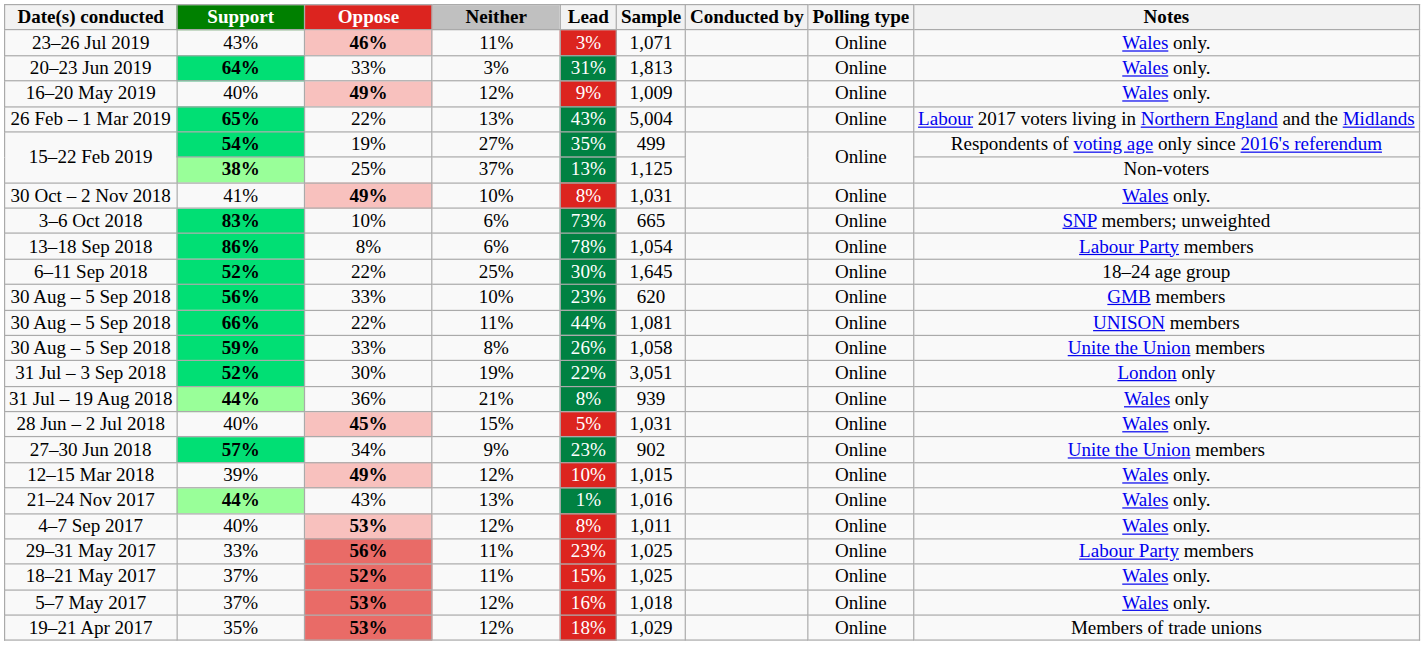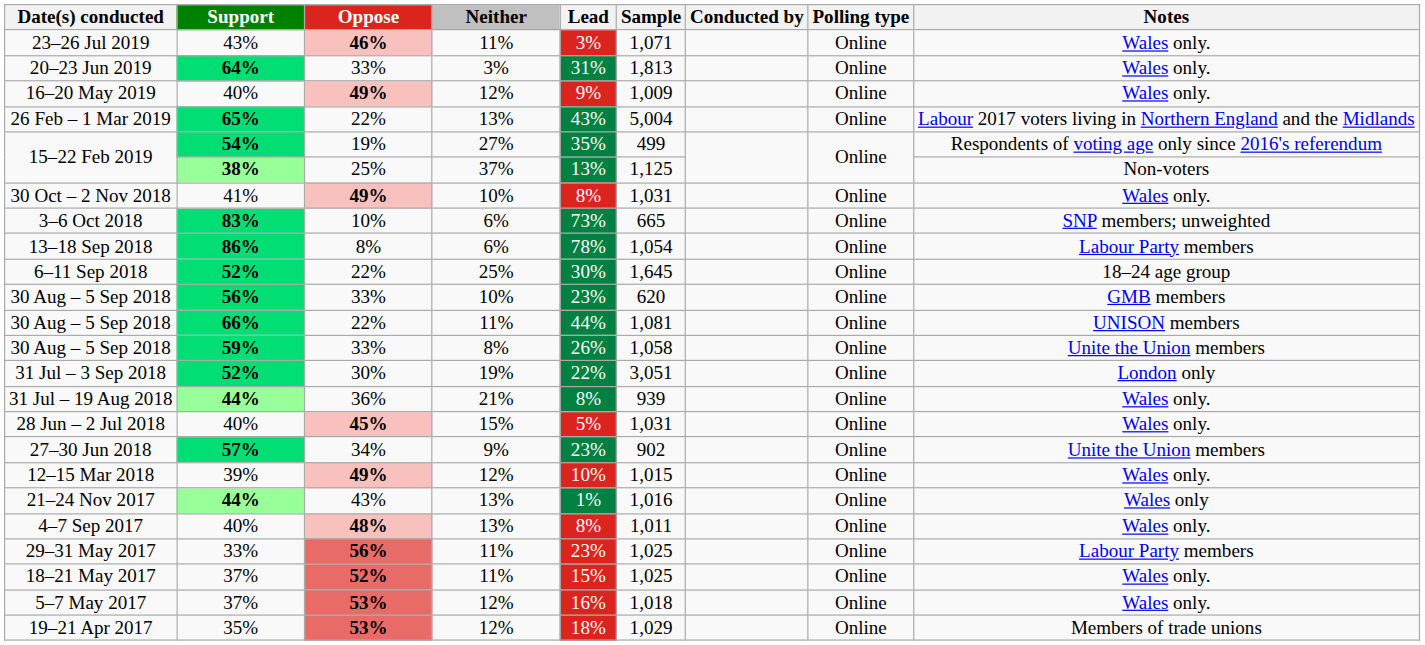(1166, 398) Wales only -> (1166, 398) Wales only.
(1166, 500) Wales only. -> (1166, 500) Wales only
(368, 525) 53% -> (368, 525) 48%
(496, 525) 12% -> (496, 525) 13%
